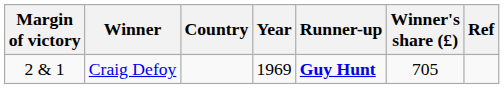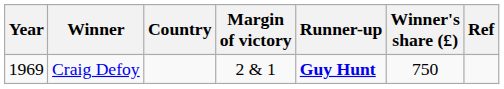columns swapped: (274, 29) <-> (45, 29)
(425, 69) 705 -> (425, 69) 750
